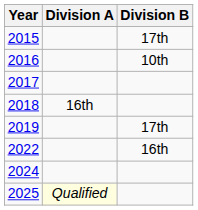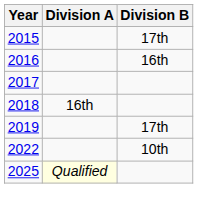(155, 60) 10th -> (155, 60) 16th
(155, 149) 16th -> (155, 149) 10th
- row: (23, 171)
